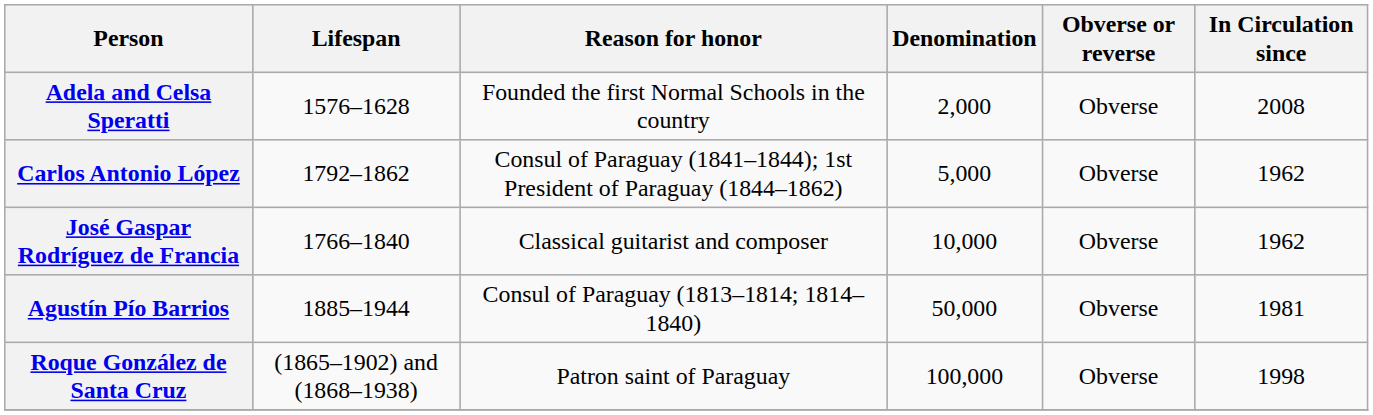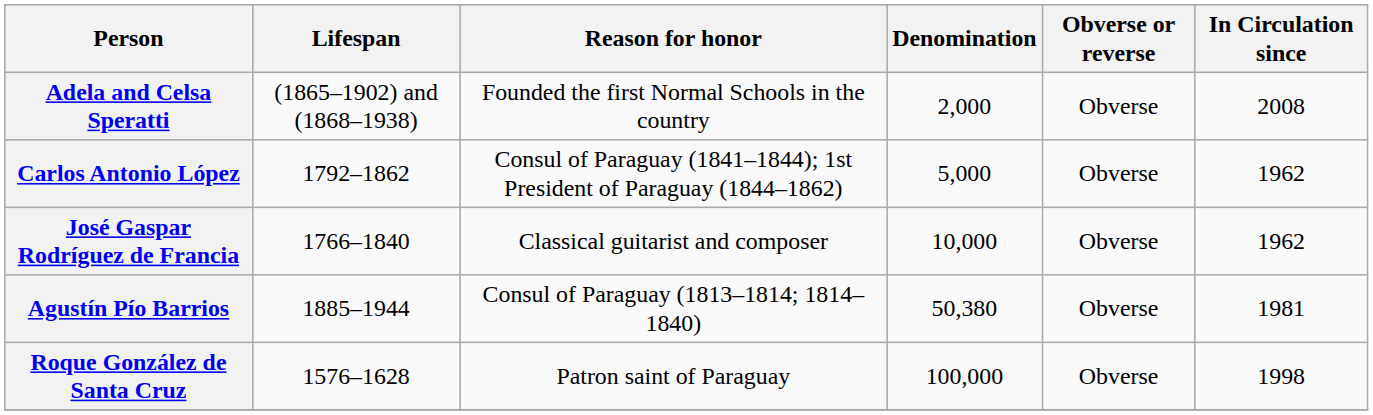(356, 106) 1576–1628 -> (356, 106) (1865–1902) and (1868–1938)
(964, 308) 50,000 -> (964, 308) 50,380
(356, 376) (1865–1902) and (1868–1938) -> (356, 376) 1576–1628
